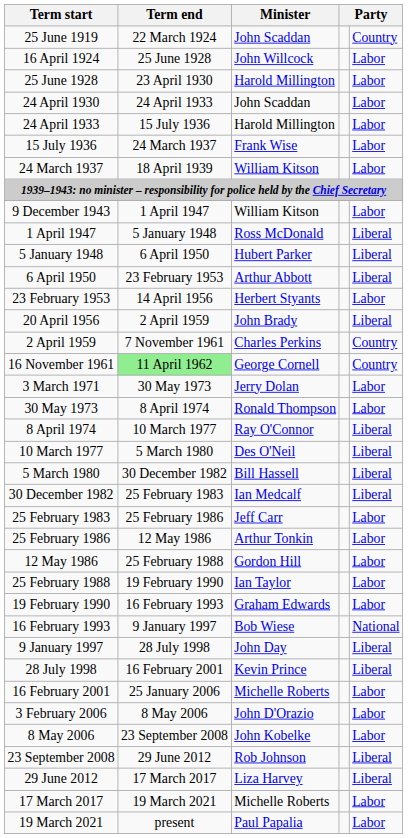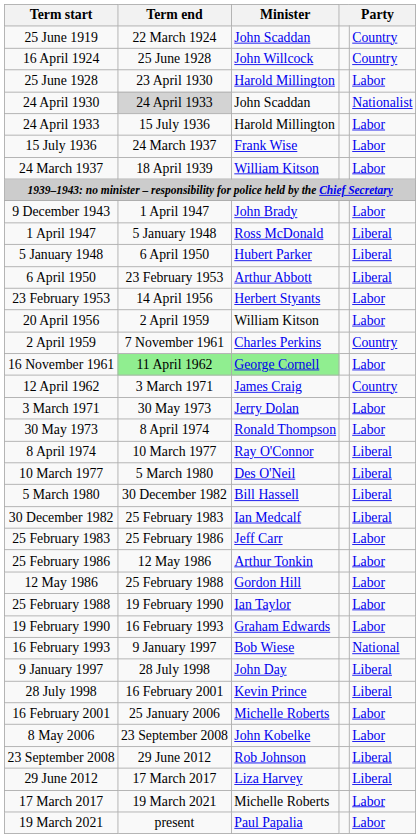(369, 59) Labor -> (375, 59) Country
(174, 102) no background -> (174, 102) lightgrey background
(369, 102) Labor -> (382, 102) Nationalist
(277, 211) William Kitson -> (266, 211) John Brady
(266, 320) John Brady -> (277, 320) William Kitson
(372, 320) Liberal -> (369, 320) Labor
(277, 364) no background -> (277, 364) lightgreen background
(375, 364) Country -> (369, 364) Labor
+ row: (61, 386)
- row: (61, 713)
